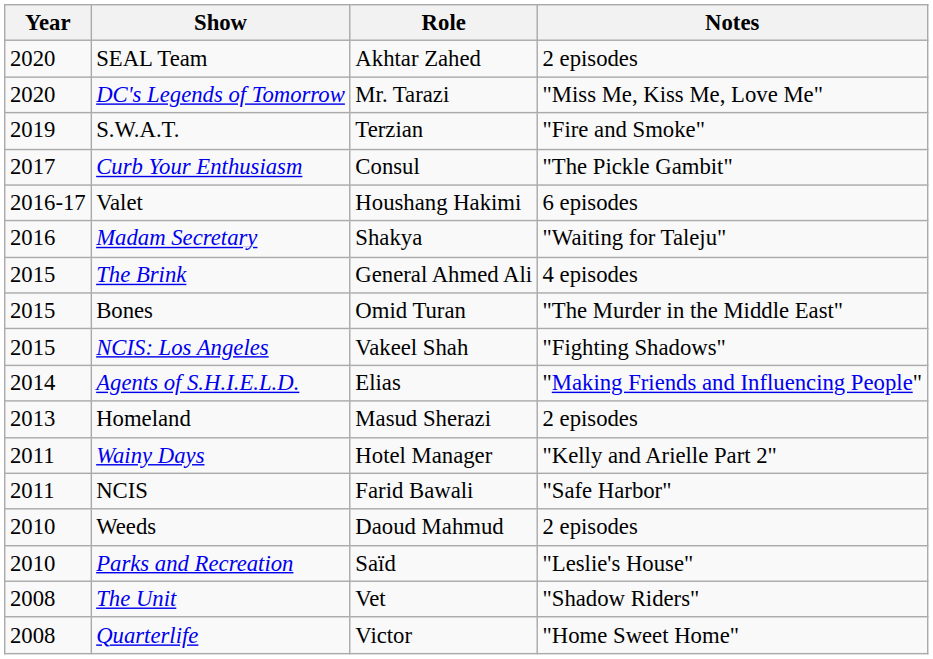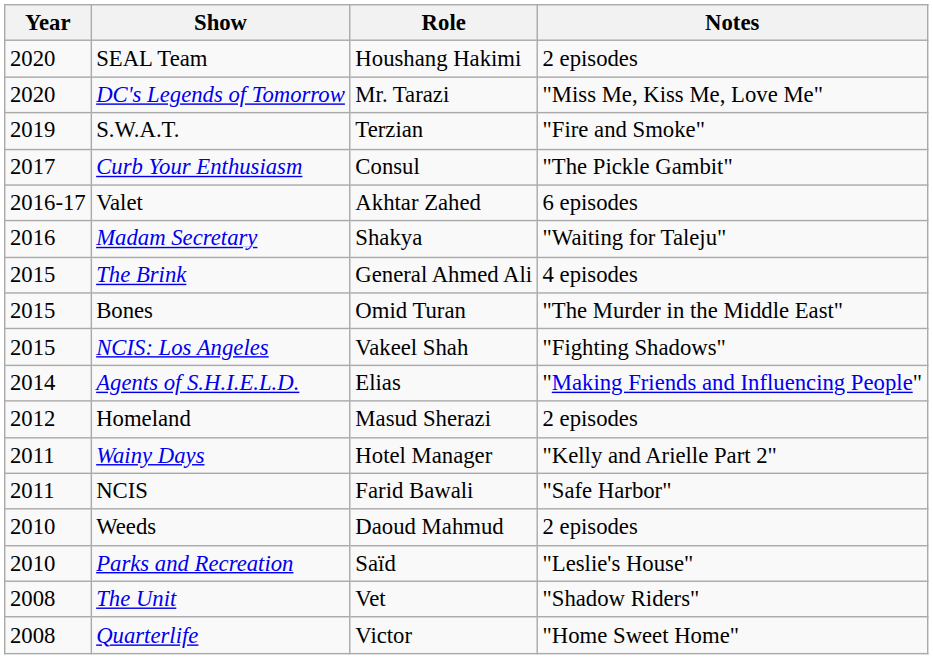(418, 58) Akhtar Zahed -> (438, 58) Houshang Hakimi
(438, 202) Houshang Hakimi -> (418, 202) Akhtar Zahed
(33, 418) 2013 -> (33, 418) 2012
